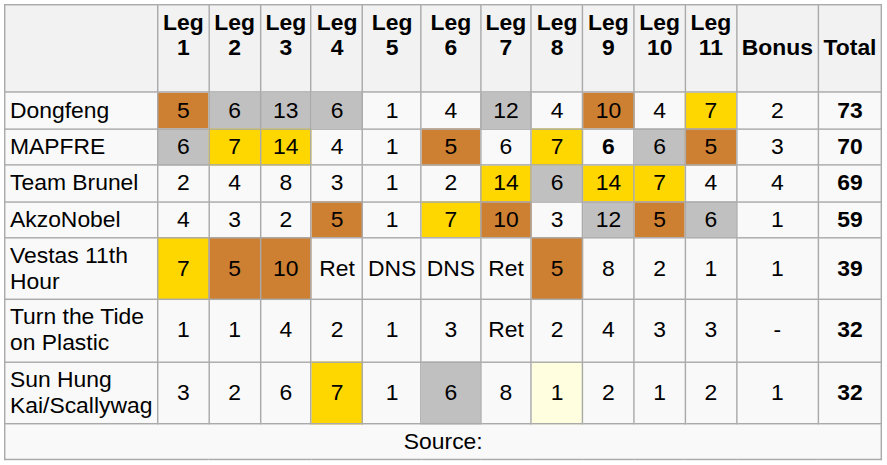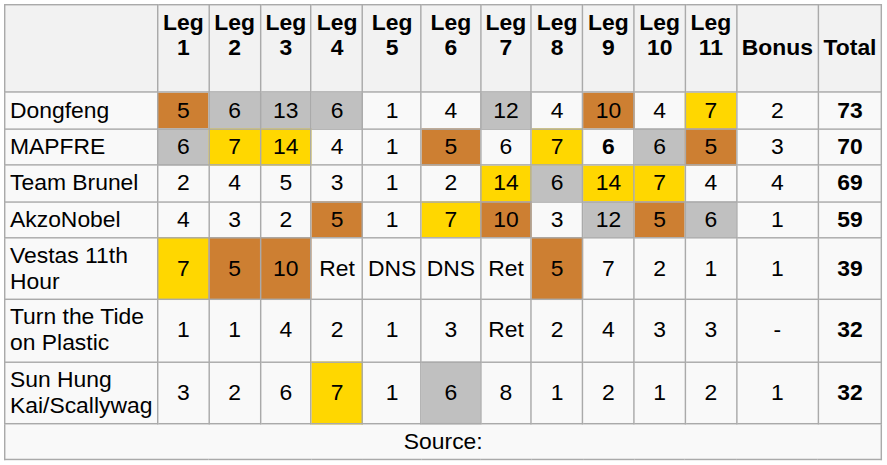(286, 182) 8 -> (286, 182) 5
(608, 268) 8 -> (608, 268) 7
(557, 392) lightyellow background -> (557, 392) no background
